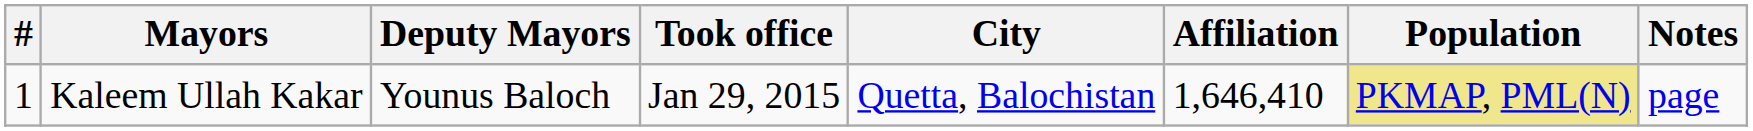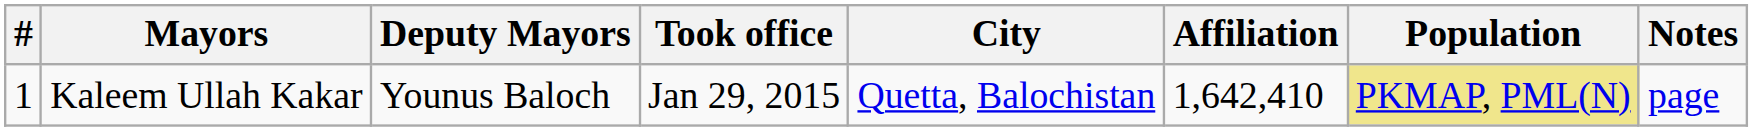(1248, 94) 1,646,410 -> (1248, 94) 1,642,410
